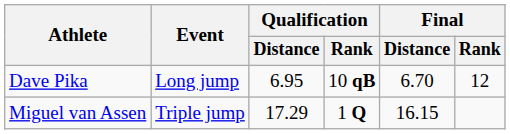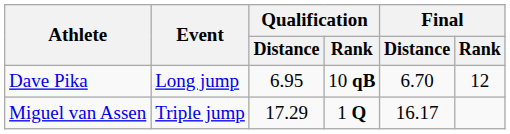(417, 112) 16.15 -> (417, 112) 16.17
